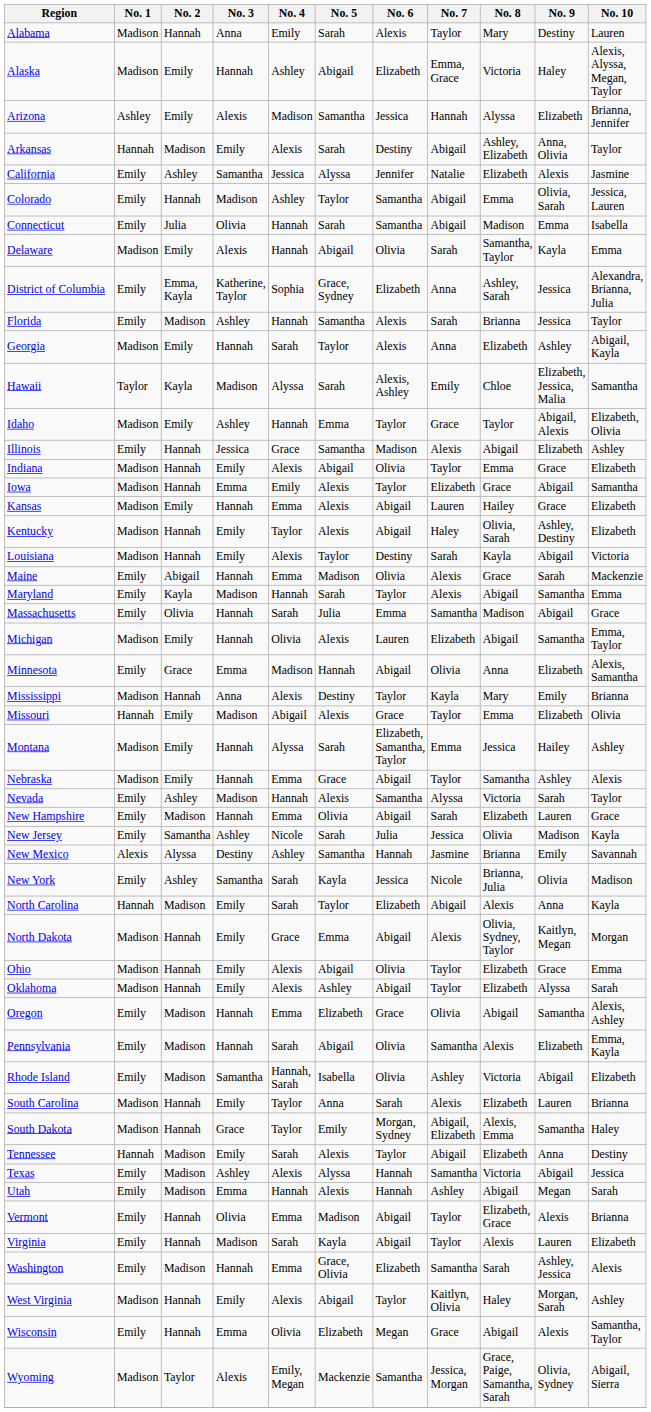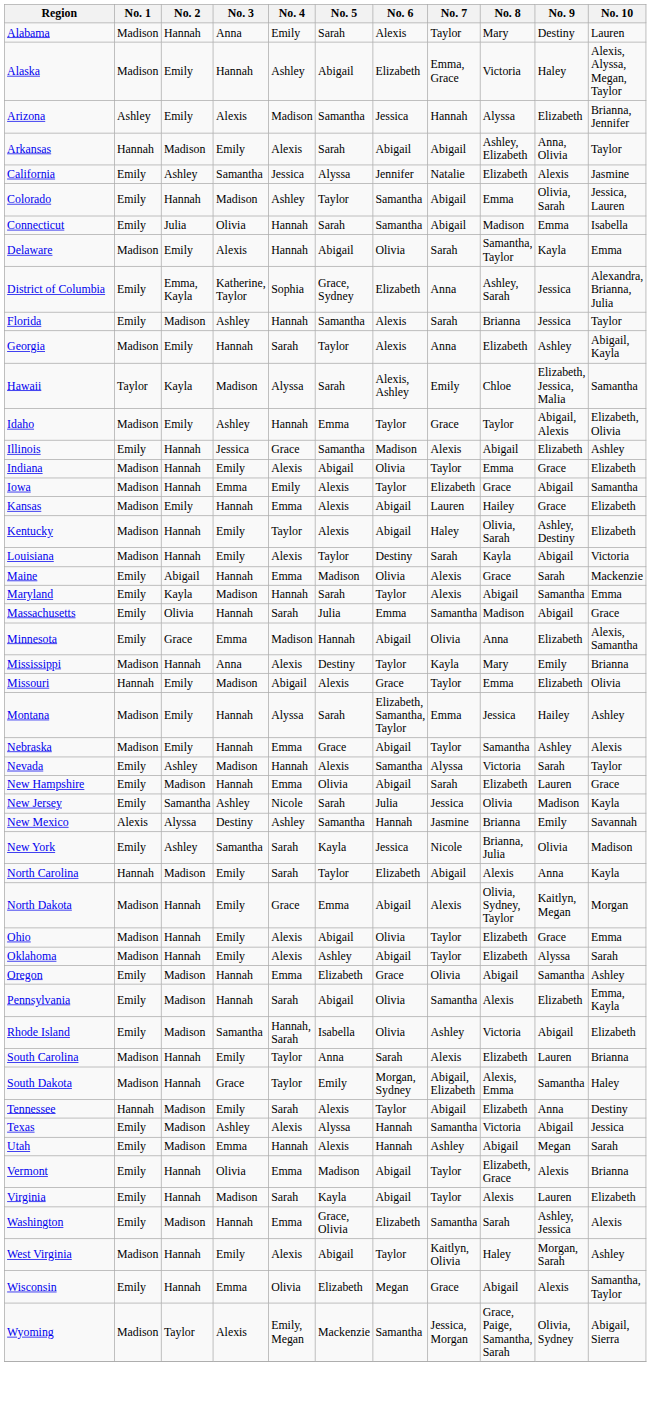(394, 148) Destiny -> (393, 148) Abigail
- row: (30, 638)
(608, 1013) Alexis, Ashley -> (608, 975) Ashley
